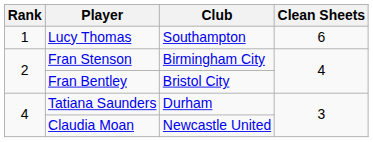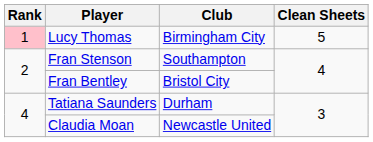(25, 37) no background -> (25, 37) pink background
(204, 37) Southampton -> (214, 37) Birmingham City
(321, 37) 6 -> (321, 37) 5
(214, 59) Birmingham City -> (204, 59) Southampton
